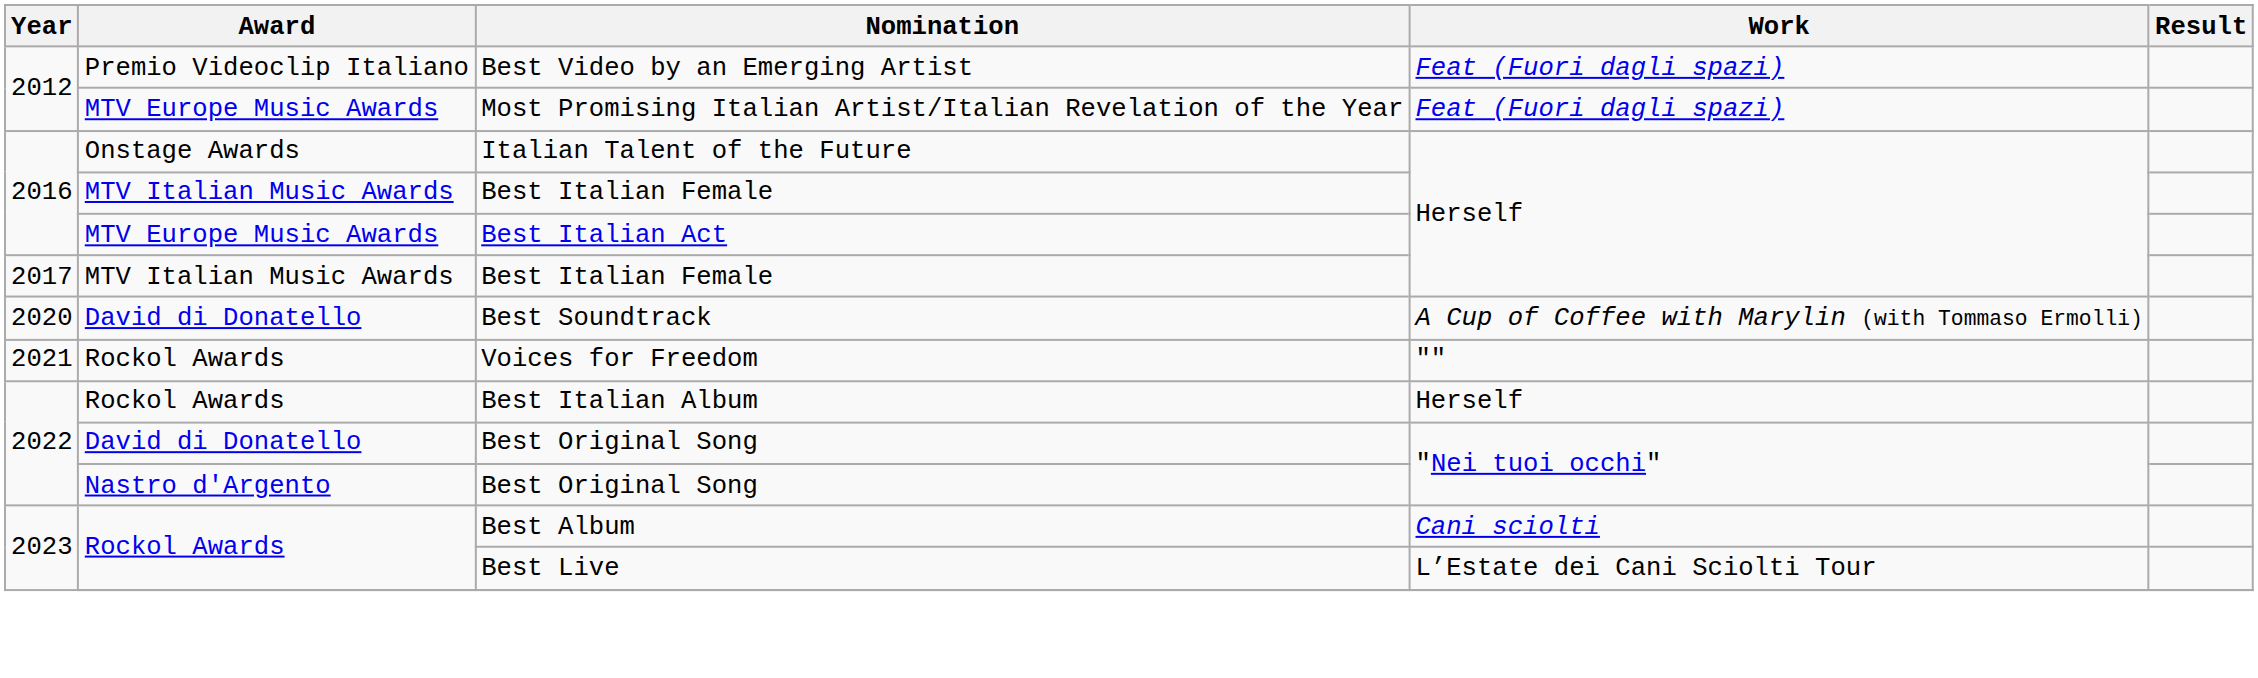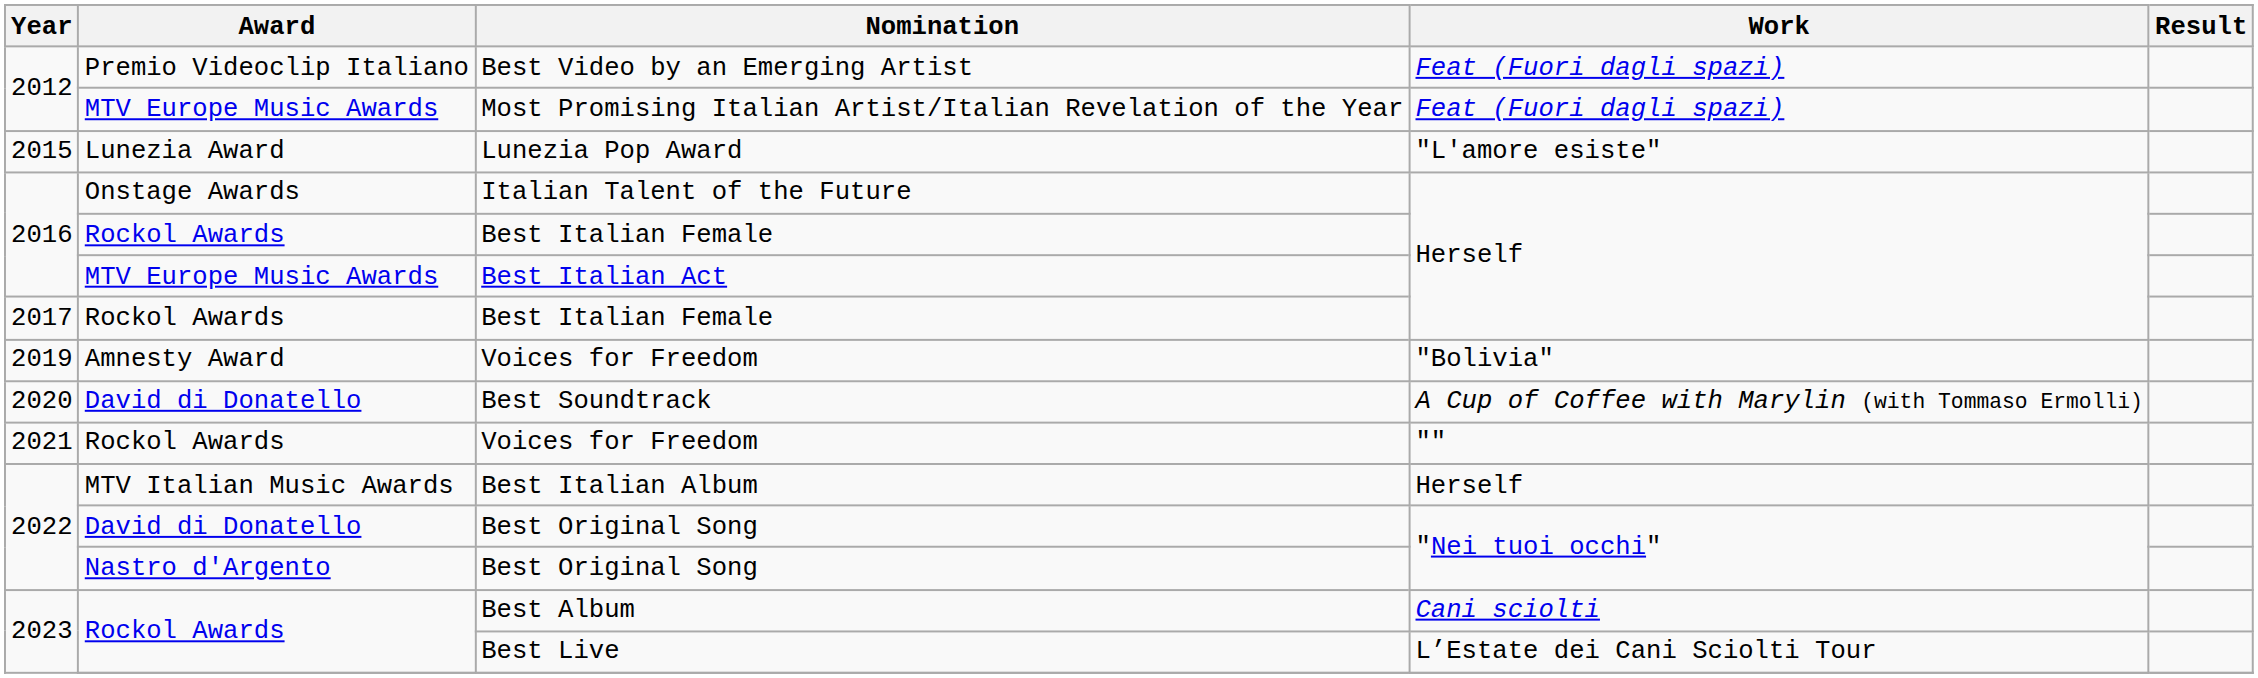+ row: (42, 151)
(269, 193) MTV Italian Music Awards -> (185, 235) Rockol Awards
(269, 276) MTV Italian Music Awards -> (185, 318) Rockol Awards
+ row: (42, 360)
(185, 402) Rockol Awards -> (269, 485) MTV Italian Music Awards
